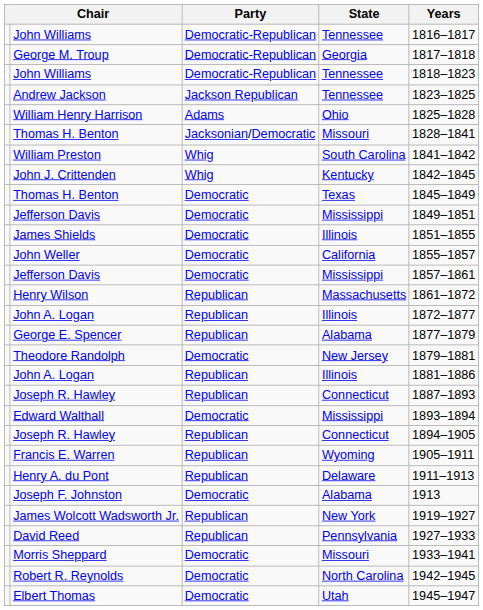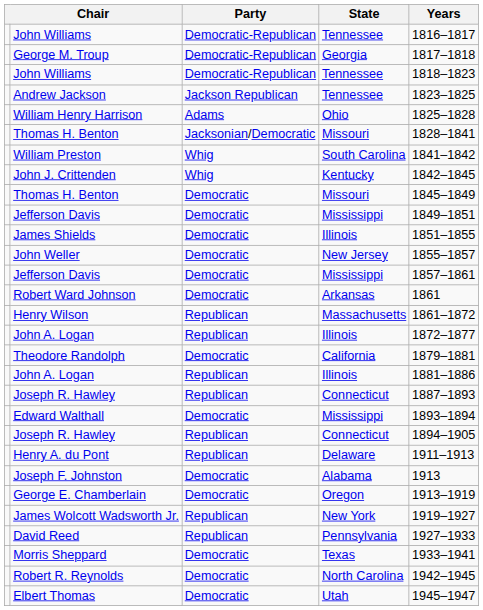(338, 194) Texas -> (345, 194) Missouri
(349, 255) California -> (355, 255) New Jersey
+ row: (74, 295)
- row: (67, 335)
(355, 355) New Jersey -> (349, 355) California
- row: (64, 455)
+ row: (80, 495)
(345, 555) Missouri -> (338, 555) Texas
